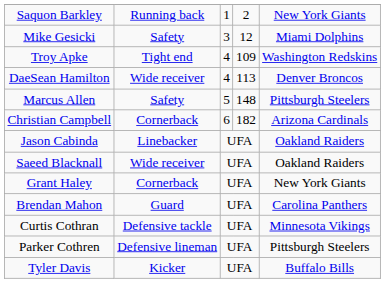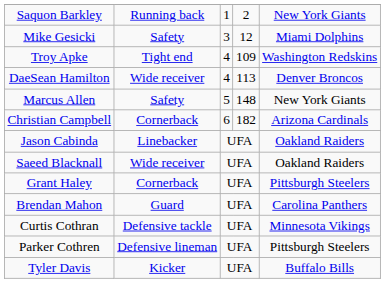(320, 99) Pittsburgh Steelers -> (320, 99) New York Giants
(320, 183) New York Giants -> (320, 183) Pittsburgh Steelers
